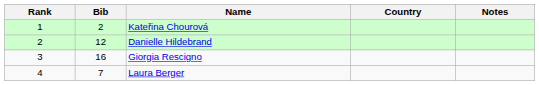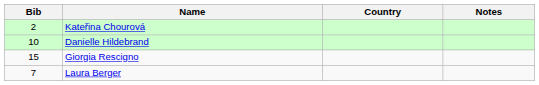- column: (40, 12)
(101, 42) 12 -> (34, 42) 10
(101, 57) 16 -> (34, 57) 15
